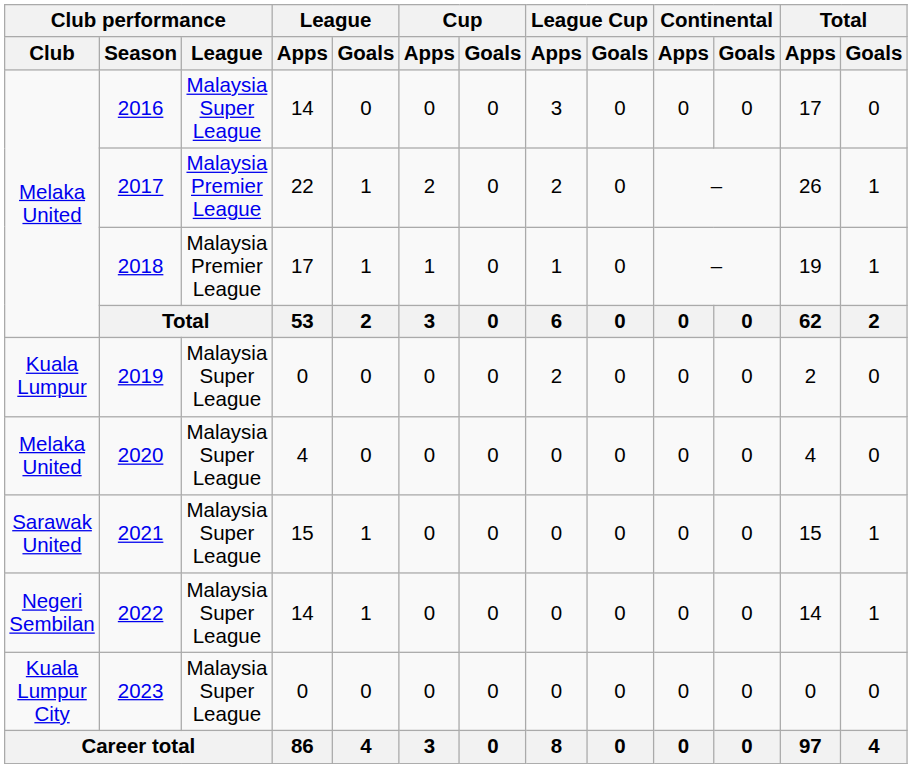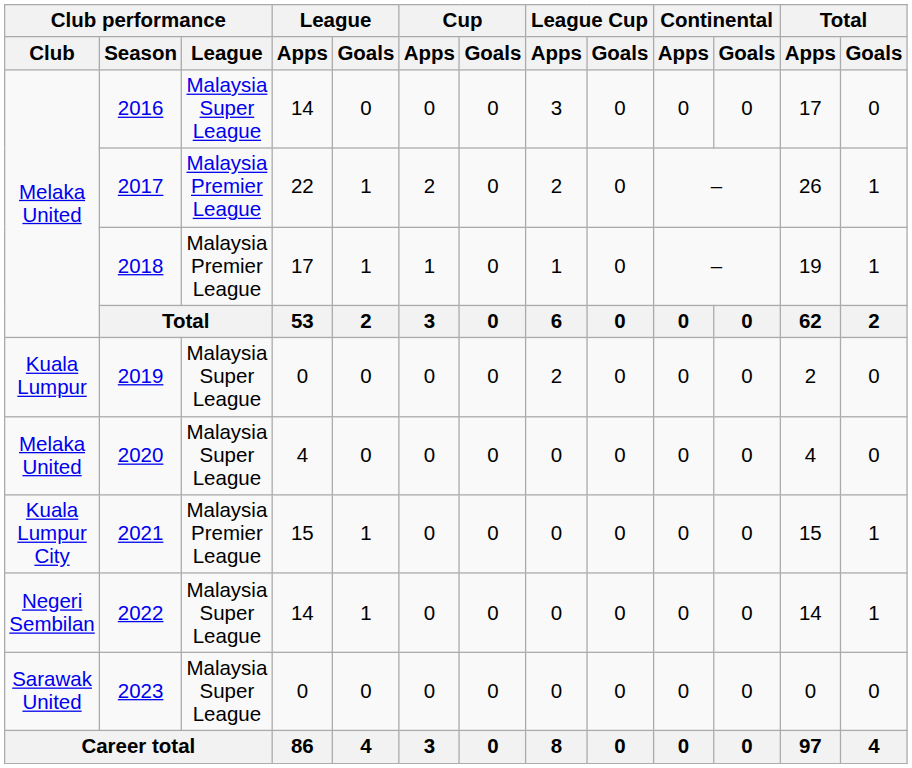(52, 534) Sarawak United -> (52, 534) Kuala Lumpur City
(227, 534) Malaysia Super League -> (227, 534) Malaysia Premier League
(52, 691) Kuala Lumpur City -> (52, 691) Sarawak United
